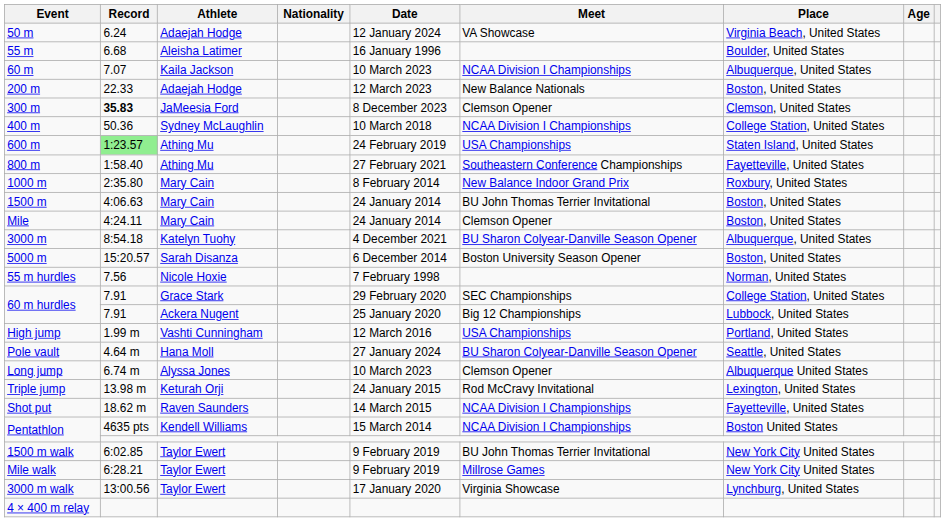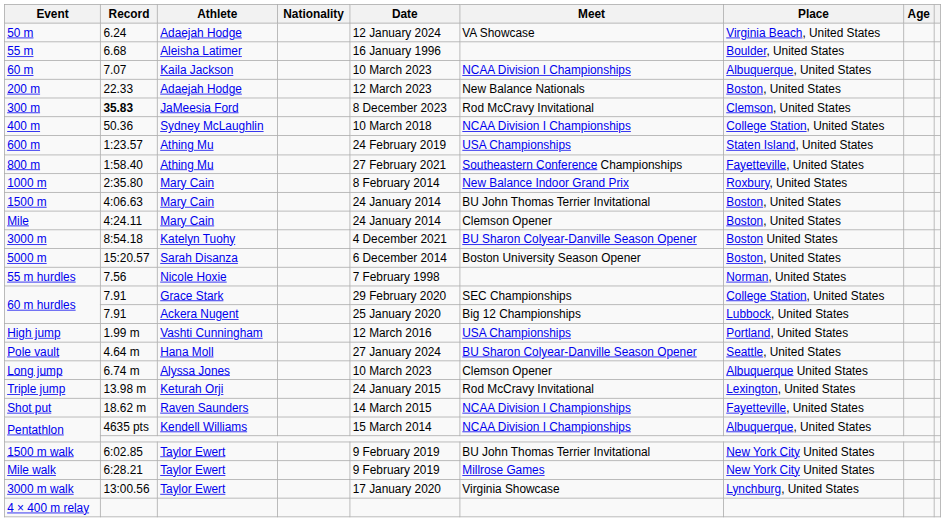(507, 108) Clemson Opener -> (528, 108) Rod McCravy Invitational
(123, 145) lightgreen background -> (123, 145) no background
(799, 239) Albuquerque, United States -> (782, 239) Boston United States
(782, 427) Boston United States -> (799, 427) Albuquerque, United States
